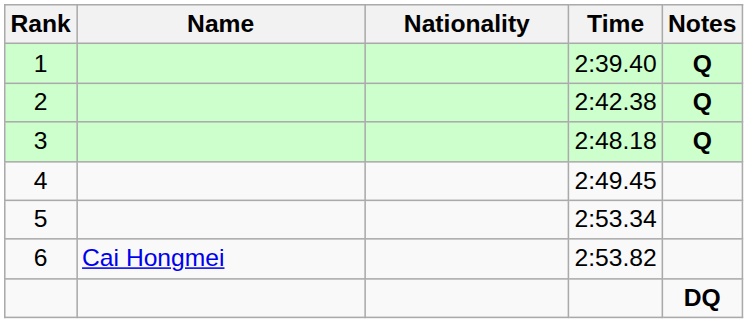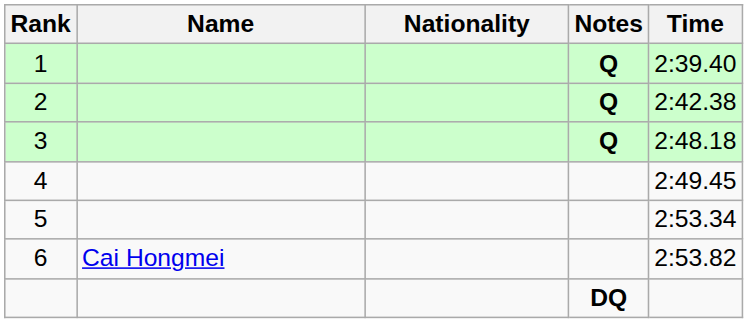columns swapped: (616, 24) <-> (702, 24)
